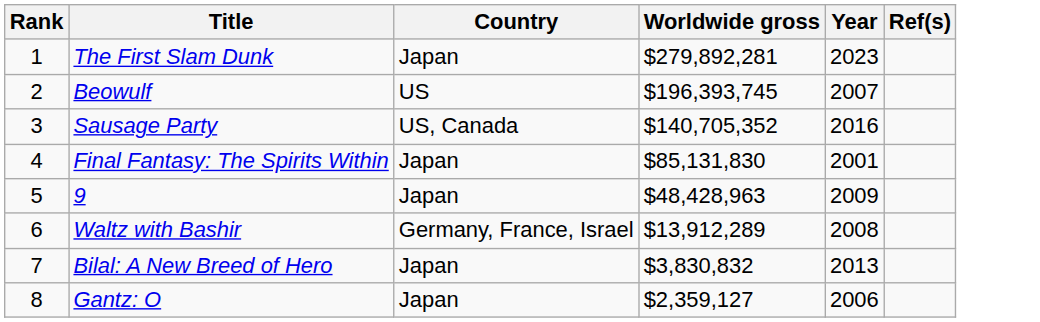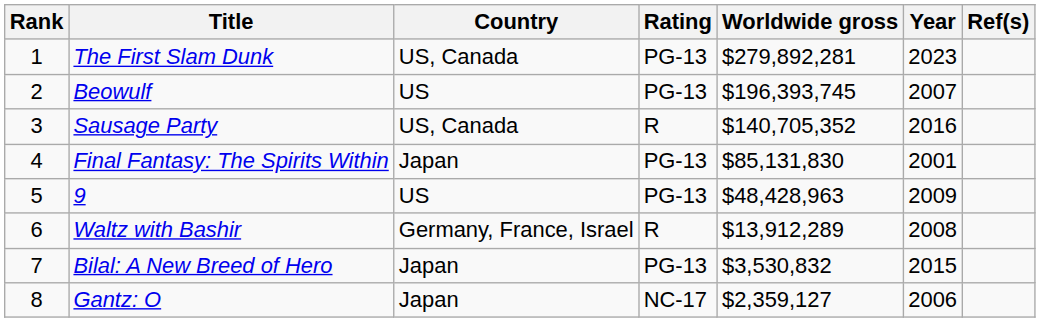+ column: (678, 21)
(429, 56) Japan -> (459, 56) US, Canada
(429, 195) Japan -> (414, 195) US
(699, 265) $3,830,832 -> (777, 265) $3,530,832
(854, 265) 2013 -> (933, 265) 2015
